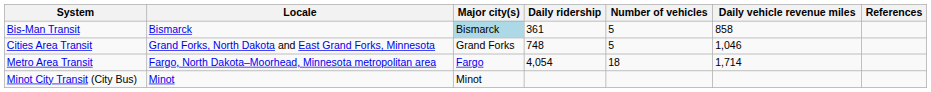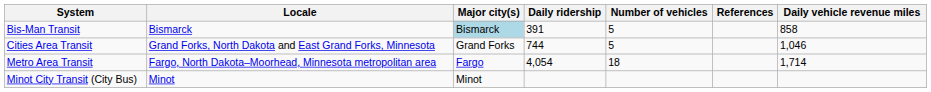columns swapped: (787, 13) <-> (894, 13)
(535, 30) 361 -> (535, 30) 391
(535, 46) 748 -> (535, 46) 744
